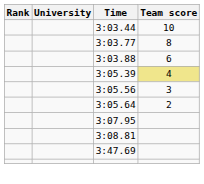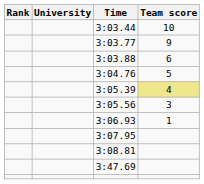(169, 43) 8 -> (169, 43) 9
+ row: (116, 74)
- row: (116, 105)
+ row: (116, 120)
